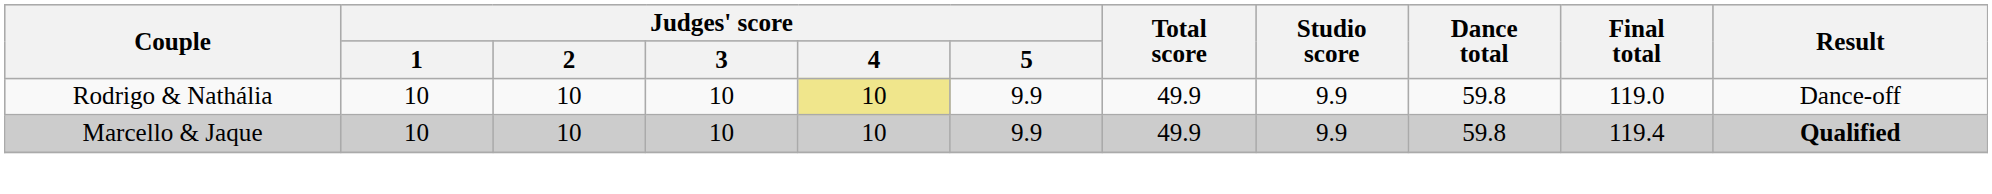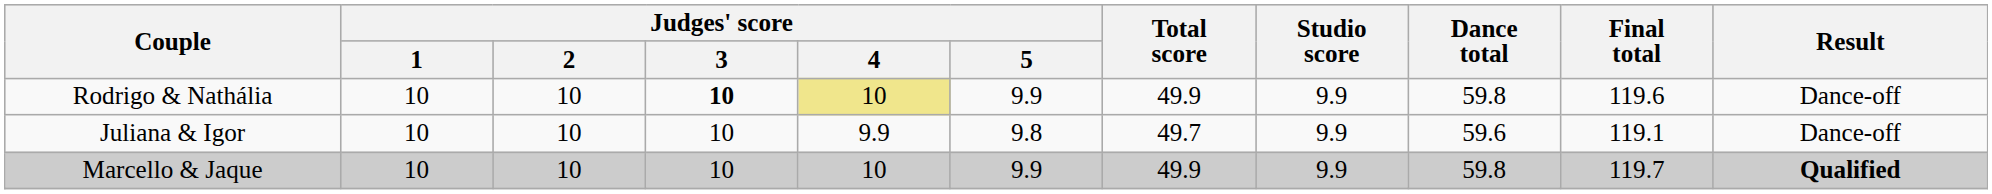(722, 96) normal -> (722, 96) bold
(1637, 96) 119.0 -> (1637, 96) 119.6
+ row: (173, 132)
(1637, 132) 119.4 -> (1637, 169) 119.7
